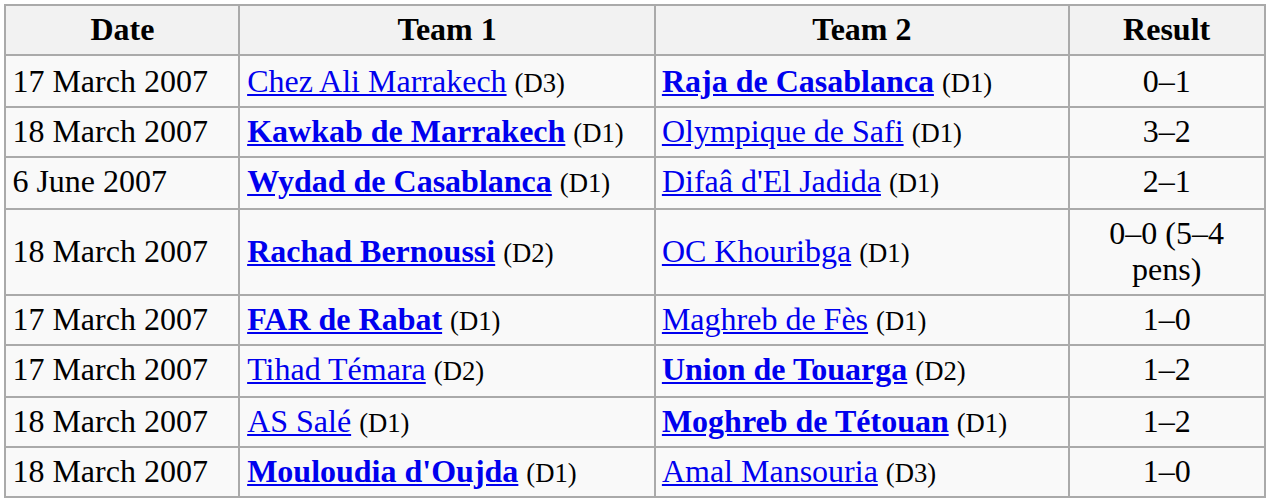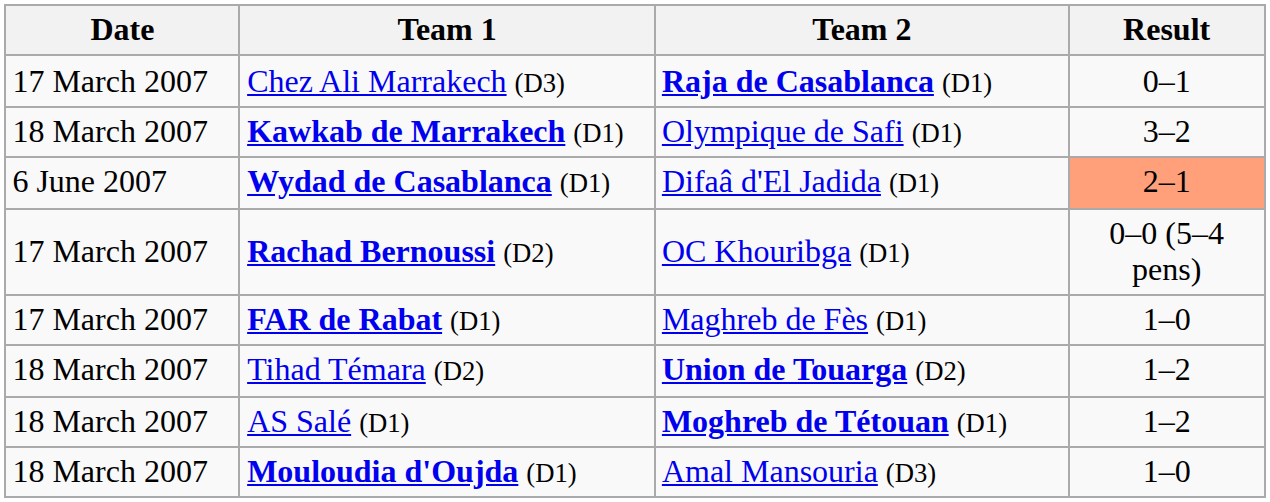(1167, 182) no background -> (1167, 182) lightsalmon background
(110, 250) 18 March 2007 -> (110, 250) 17 March 2007
(110, 370) 17 March 2007 -> (110, 370) 18 March 2007
